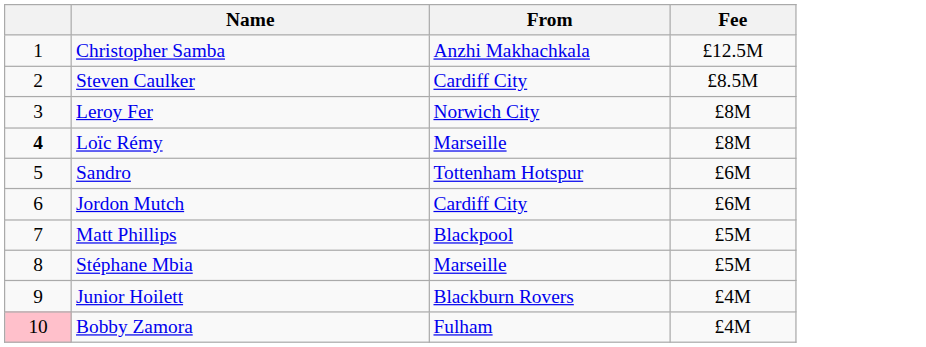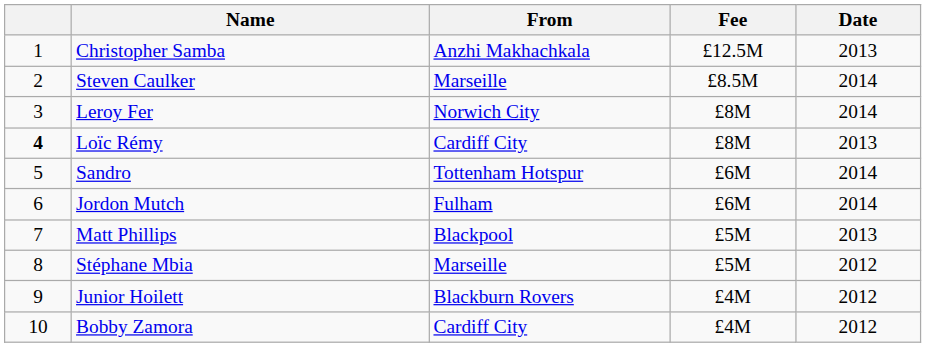+ column: (858, 19)
(480, 81) Cardiff City -> (470, 81) Marseille
(470, 142) Marseille -> (480, 142) Cardiff City
(480, 204) Cardiff City -> (463, 204) Fulham
(38, 326) pink background -> (38, 326) no background
(463, 326) Fulham -> (480, 326) Cardiff City
